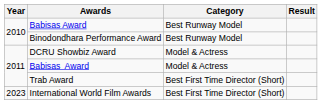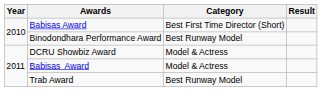(204, 25) Best Runway Model -> (225, 25) Best First Time Director (Short)
(225, 80) Best First Time Director (Short) -> (204, 80) Best Runway Model
- row: (16, 93)
